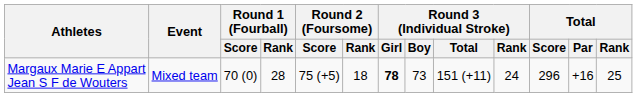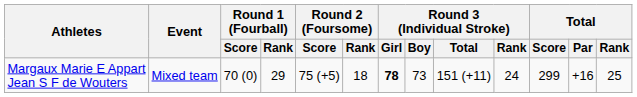(278, 76) 28 -> (278, 76) 29
(549, 76) 296 -> (549, 76) 299
